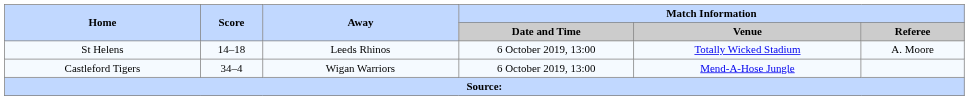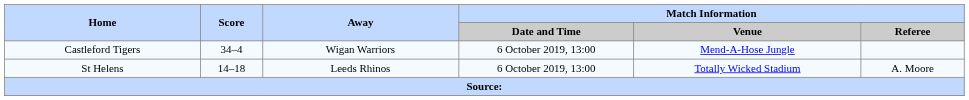rows swapped: (102, 68) <-> (102, 50)
